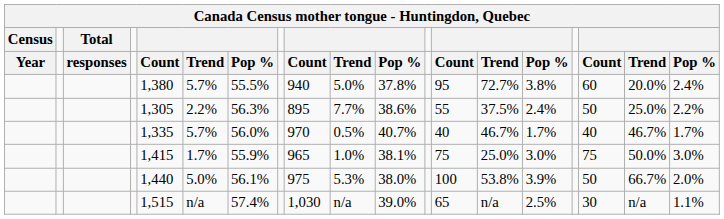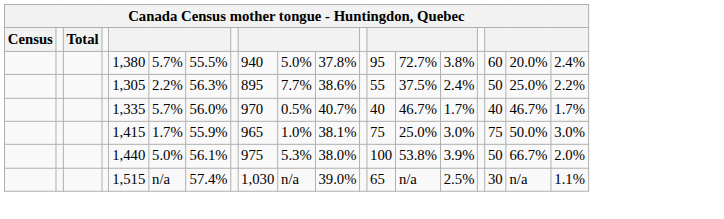- row: (30, 62)
